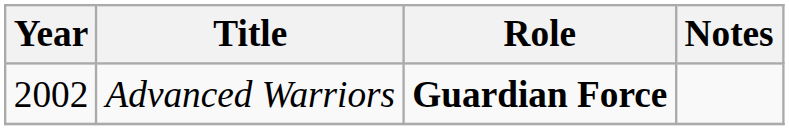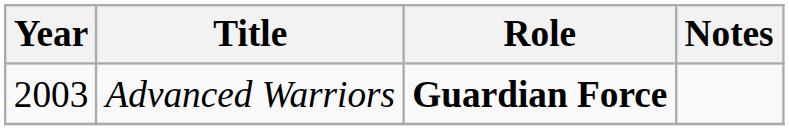(51, 93) 2002 -> (51, 93) 2003
